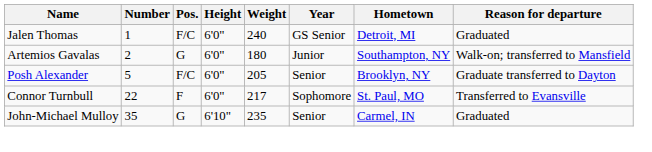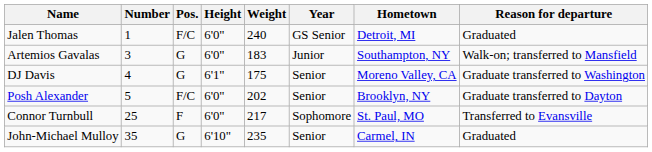(128, 55) 2 -> (128, 55) 3
(257, 55) 180 -> (257, 55) 183
+ row: (31, 75)
(257, 75) 205 -> (257, 95) 202
(131, 95) 22 -> (131, 116) 25
